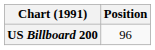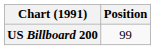(126, 34) 96 -> (126, 34) 99
